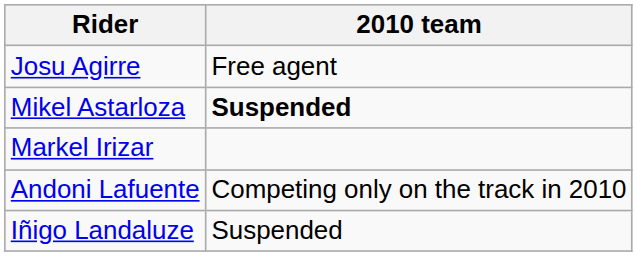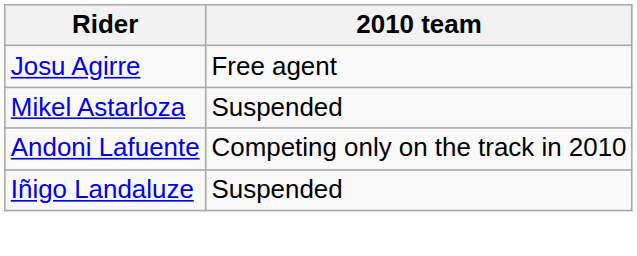(281, 107) bold -> (277, 107) normal
- row: (82, 148)
